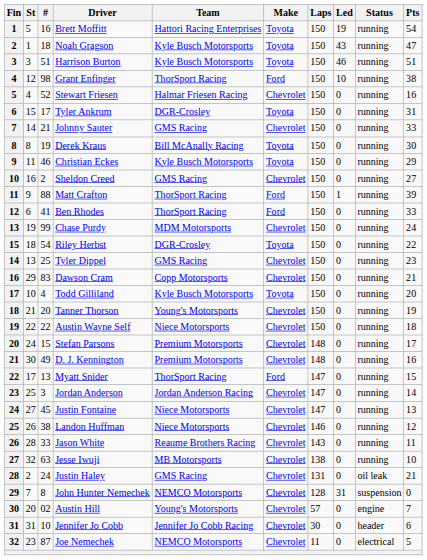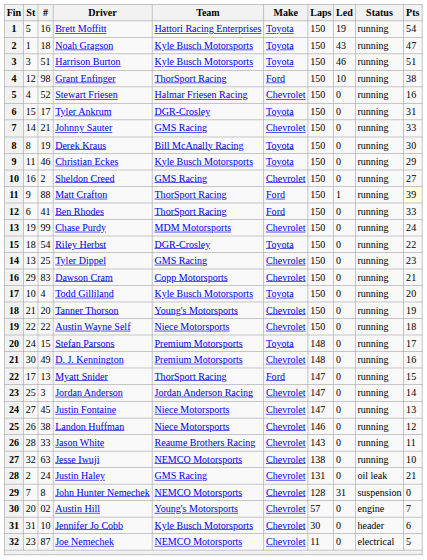(411, 194) no background -> (411, 194) lightyellow background
(286, 343) Chevrolet -> (280, 343) Toyota
(188, 459) MB Motorsports -> (198, 459) NEMCO Motorsports
(204, 525) Jennifer Jo Cobb Racing -> (204, 525) Kyle Busch Motorsports
